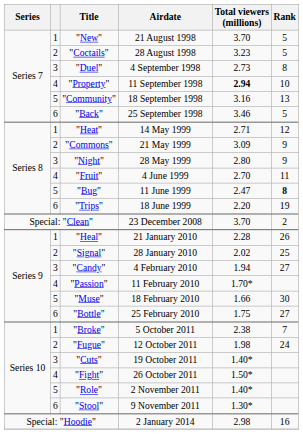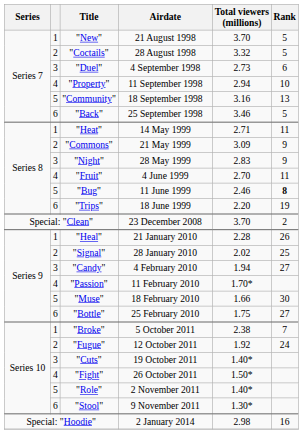(242, 53) 3.23 -> (242, 53) 3.32
(285, 68) 8 -> (285, 68) 6
(242, 83) bold -> (242, 83) normal
(285, 130) 12 -> (285, 130) 11
(242, 160) 2.80 -> (242, 160) 2.83
(242, 190) 2.47 -> (242, 190) 2.46
(242, 345) 1.98 -> (242, 345) 1.92
